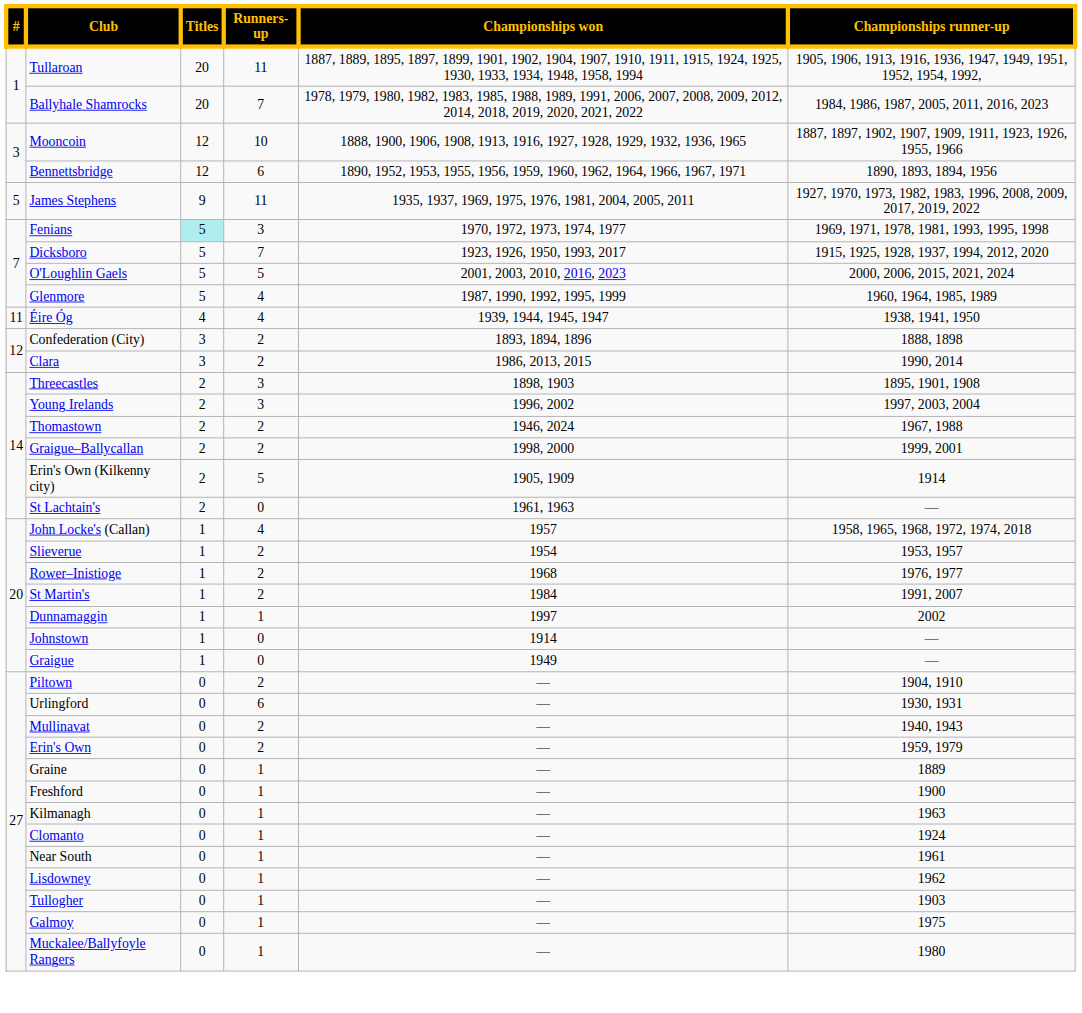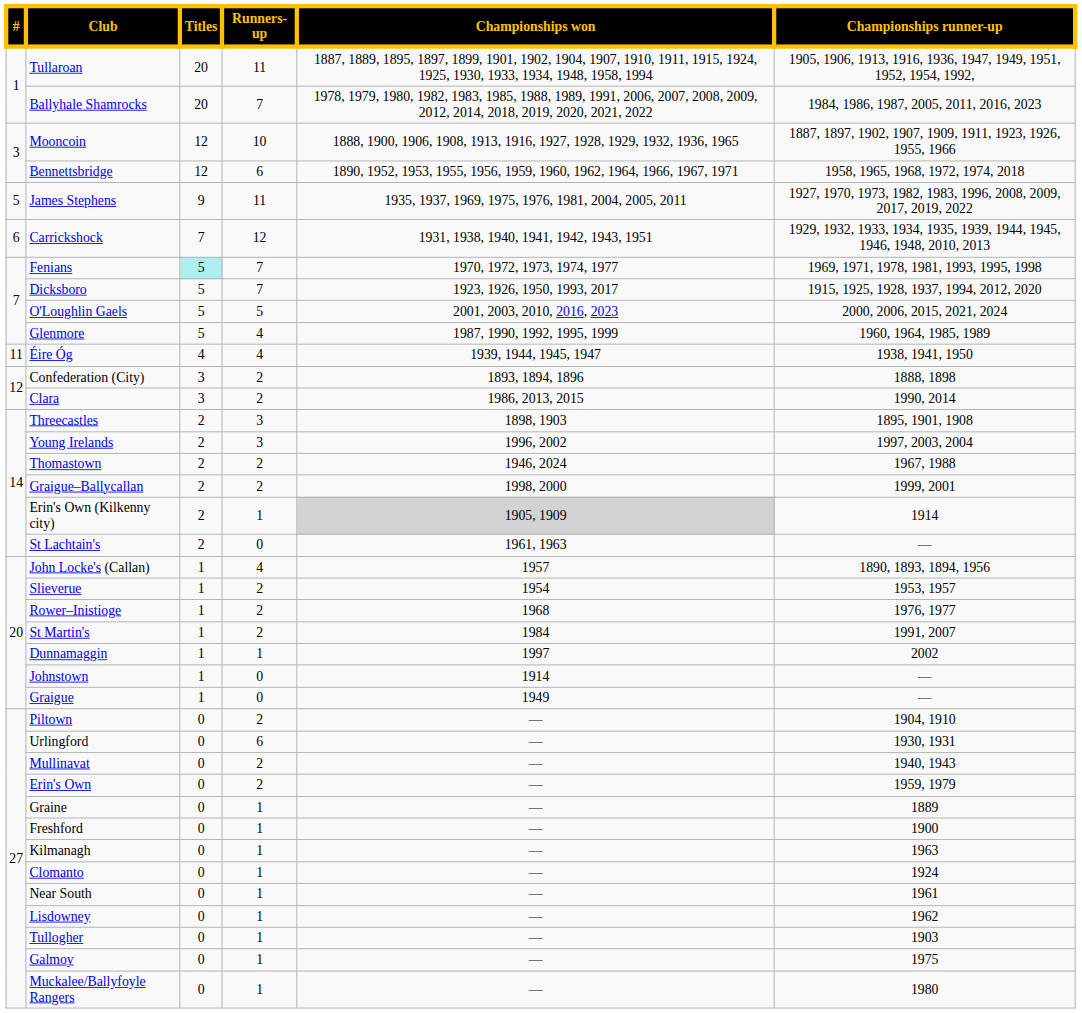(932, 171) 1890, 1893, 1894, 1956 -> (925, 171) 1958, 1965, 1968, 1972, 1974, 2018
+ row: (66, 238)
(261, 230) 3 -> (260, 267) 7
(261, 478) 5 -> (260, 515) 1
(543, 478) no background -> (536, 515) lightgrey background
(932, 529) 1958, 1965, 1968, 1972, 1974, 2018 -> (925, 567) 1890, 1893, 1894, 1956
